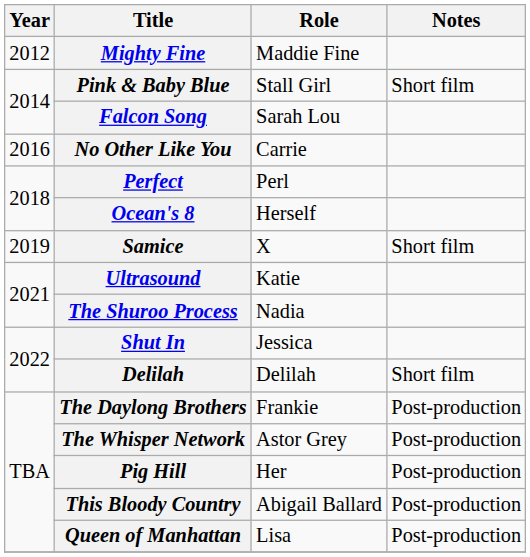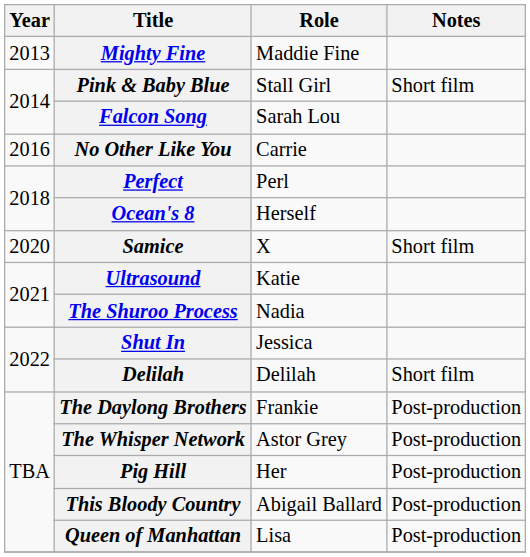(30, 52) 2012 -> (30, 52) 2013
(30, 246) 2019 -> (30, 246) 2020
